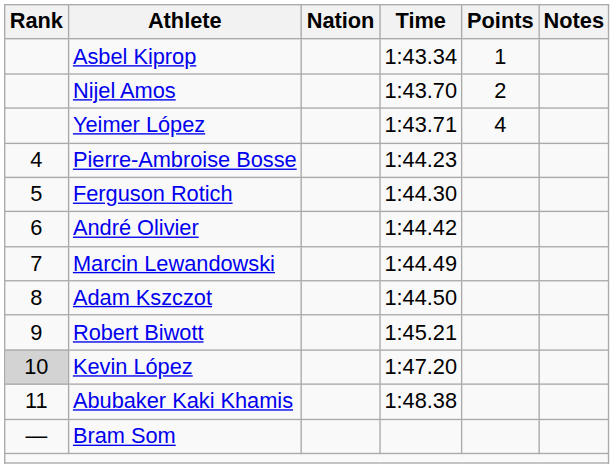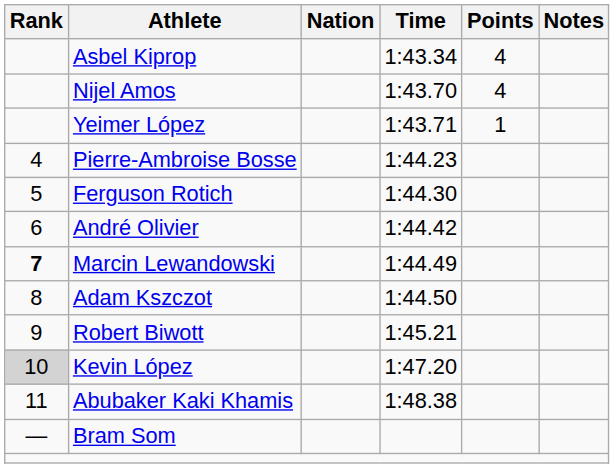(500, 56) 1 -> (500, 56) 4
(500, 90) 2 -> (500, 90) 4
(500, 125) 4 -> (500, 125) 1
(36, 263) normal -> (36, 263) bold
